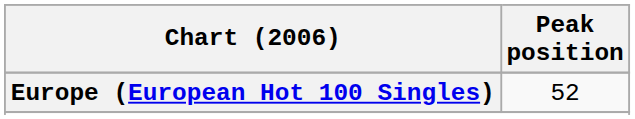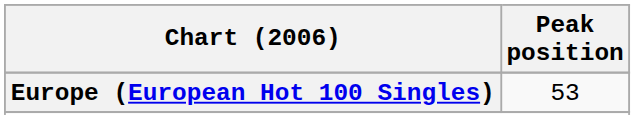(565, 93) 52 -> (565, 93) 53
